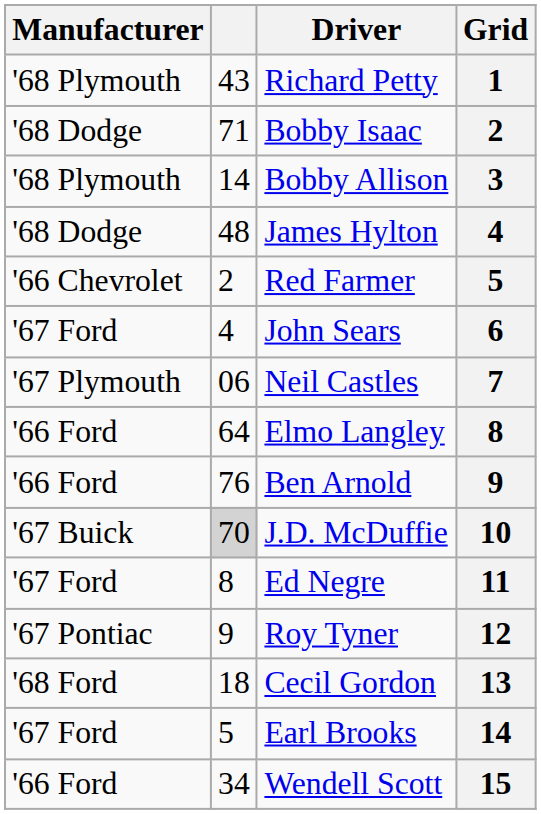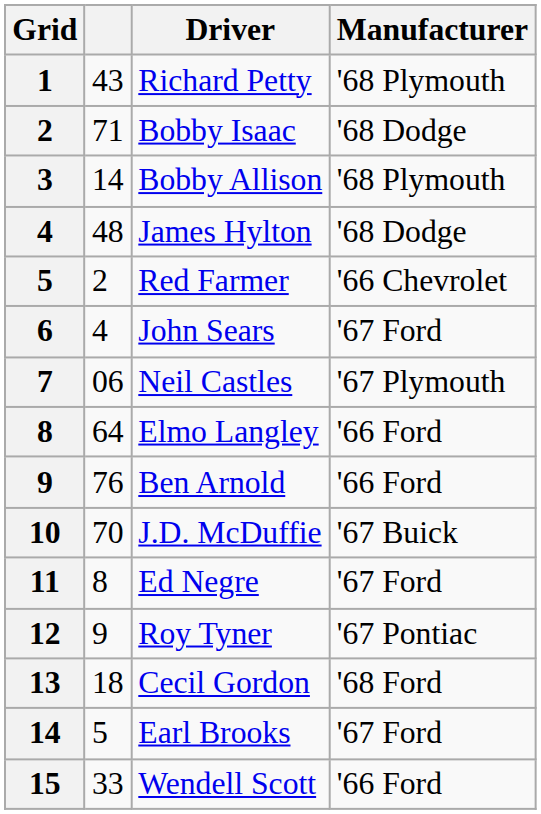columns swapped: (496, 29) <-> (108, 29)
(234, 532) lightgrey background -> (108, 532) no background
(234, 783) 34 -> (108, 783) 33
